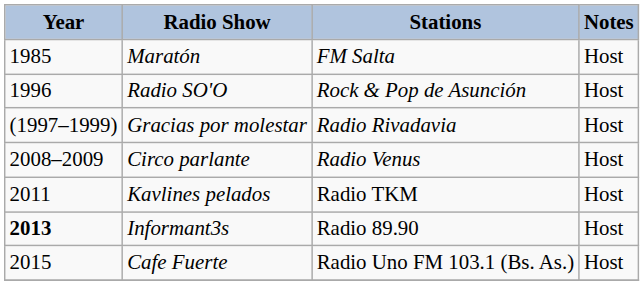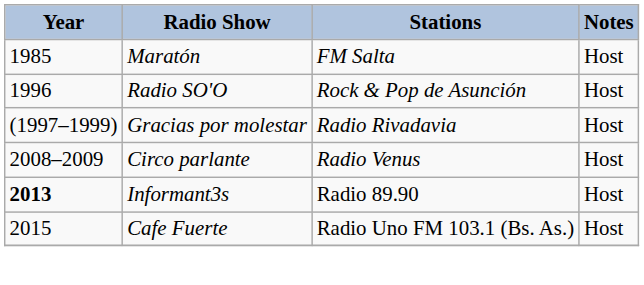- row: (199, 194)
